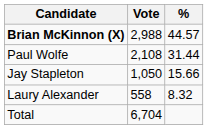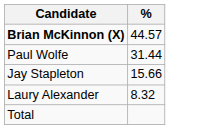- column: (146, 14)
